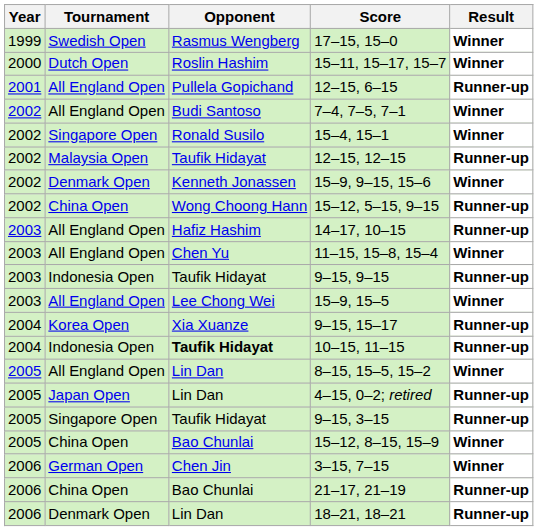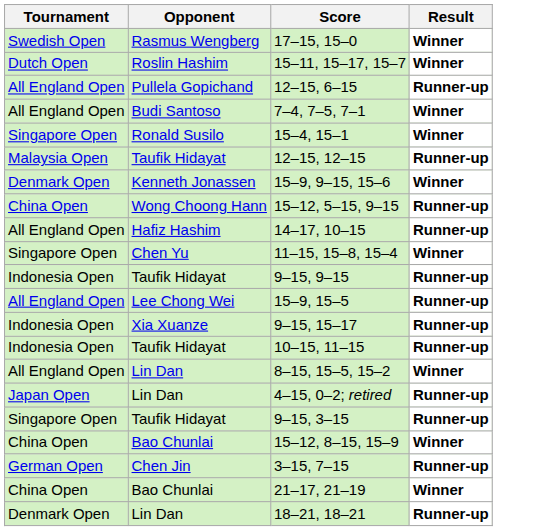- column: (25, 17)
(107, 253) All England Open -> (63, 253) Singapore Open
(479, 301) Winner -> (451, 301) Runner-up
(89, 324) Korea Open -> (61, 324) Indonesia Open
(222, 348) bold -> (179, 348) normal
(479, 466) Winner -> (451, 466) Runner-up
(491, 490) Runner-up -> (438, 490) Winner
